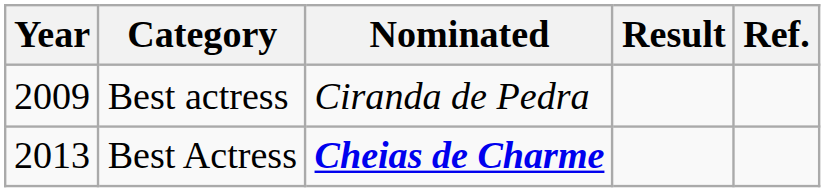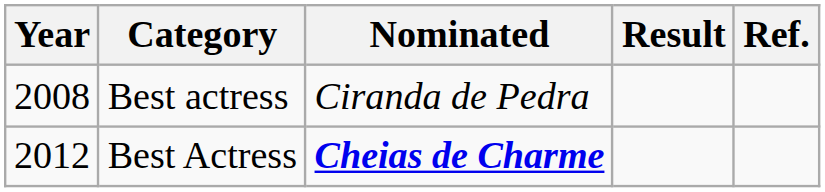(52, 95) 2009 -> (52, 95) 2008
(52, 155) 2013 -> (52, 155) 2012
